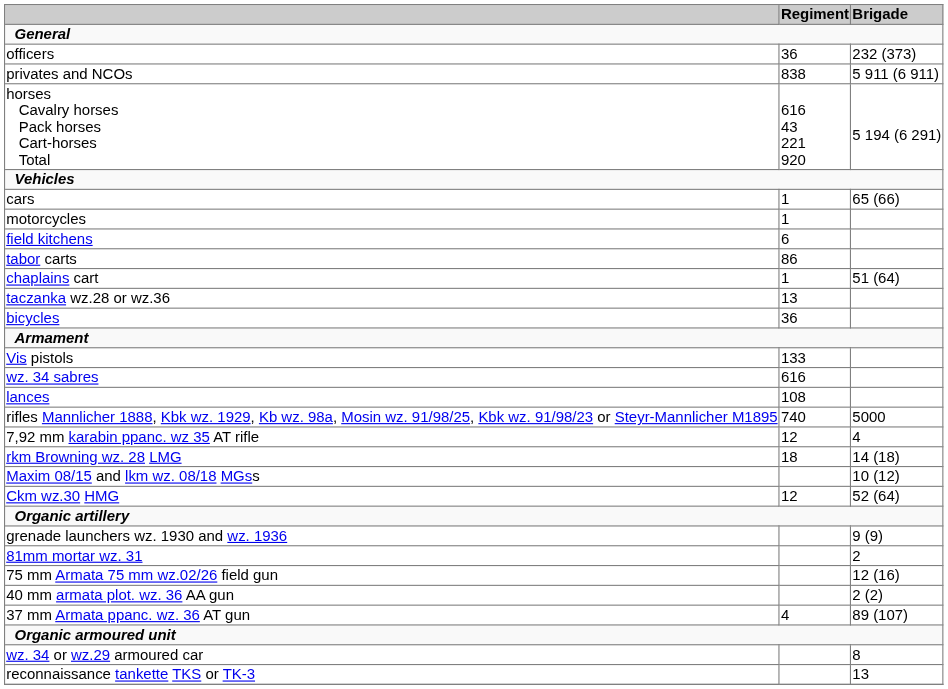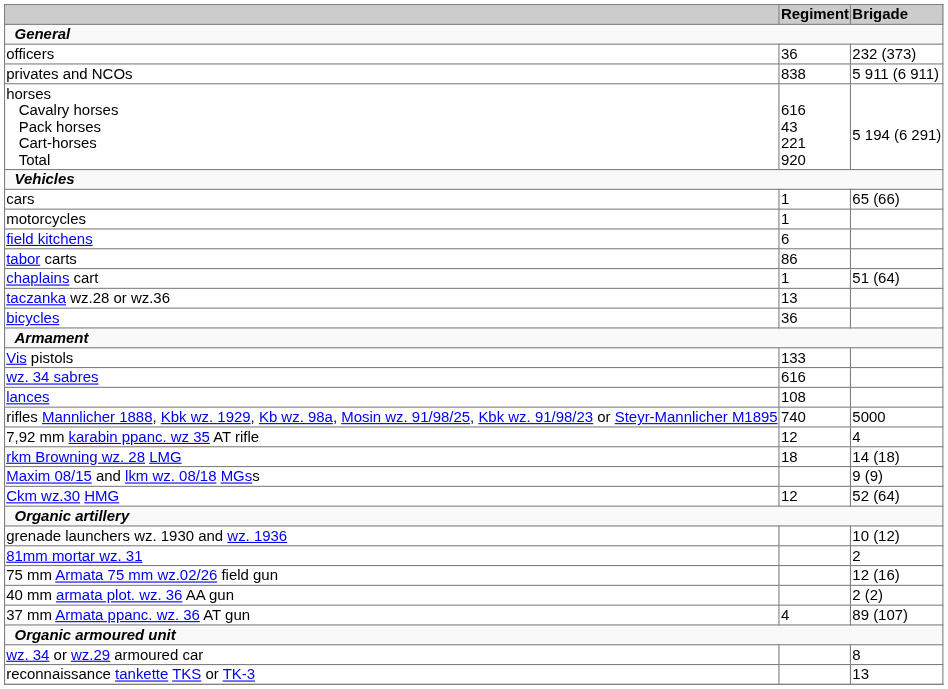(876, 476) 10 (12) -> (868, 476) 9 (9)
(868, 536) 9 (9) -> (876, 536) 10 (12)
